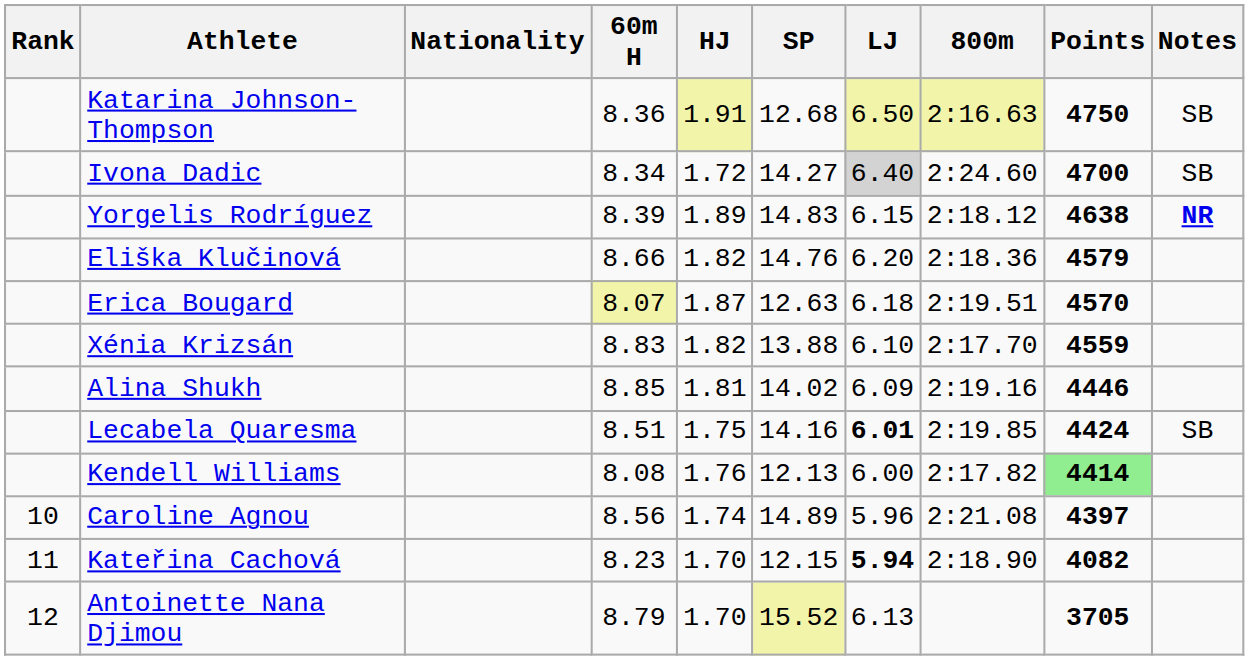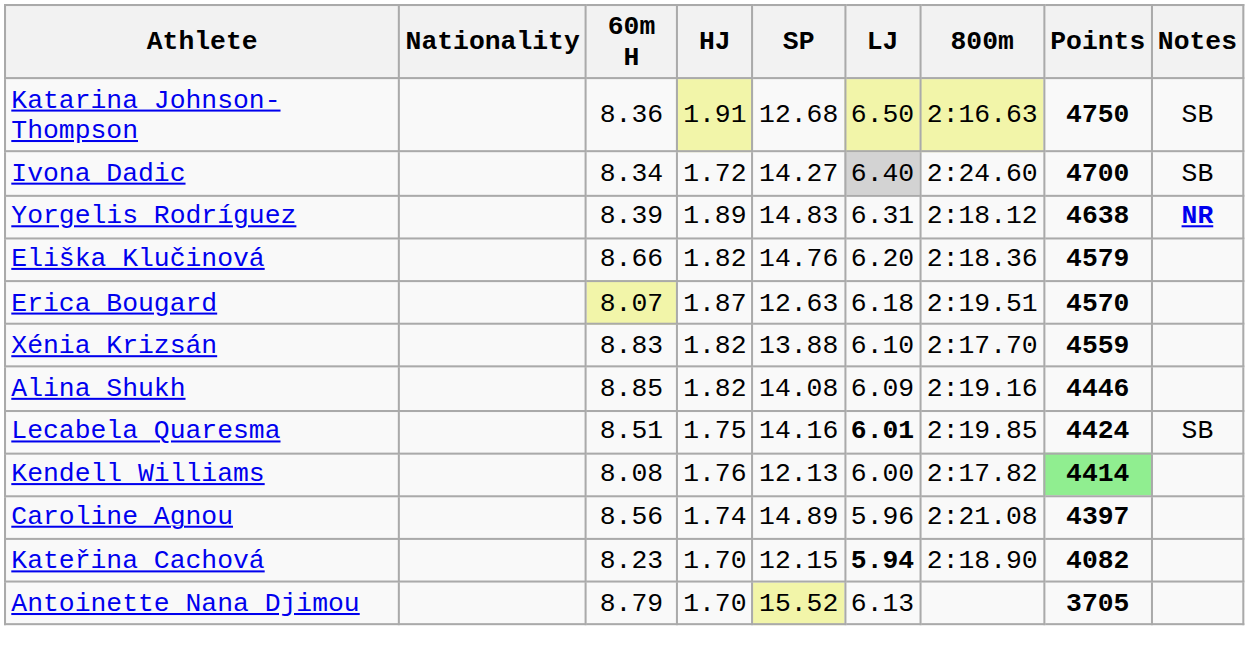- column: (43, 42)
(883, 216) 6.15 -> (883, 216) 6.31
(715, 388) 1.81 -> (715, 388) 1.82
(799, 388) 14.02 -> (799, 388) 14.08
